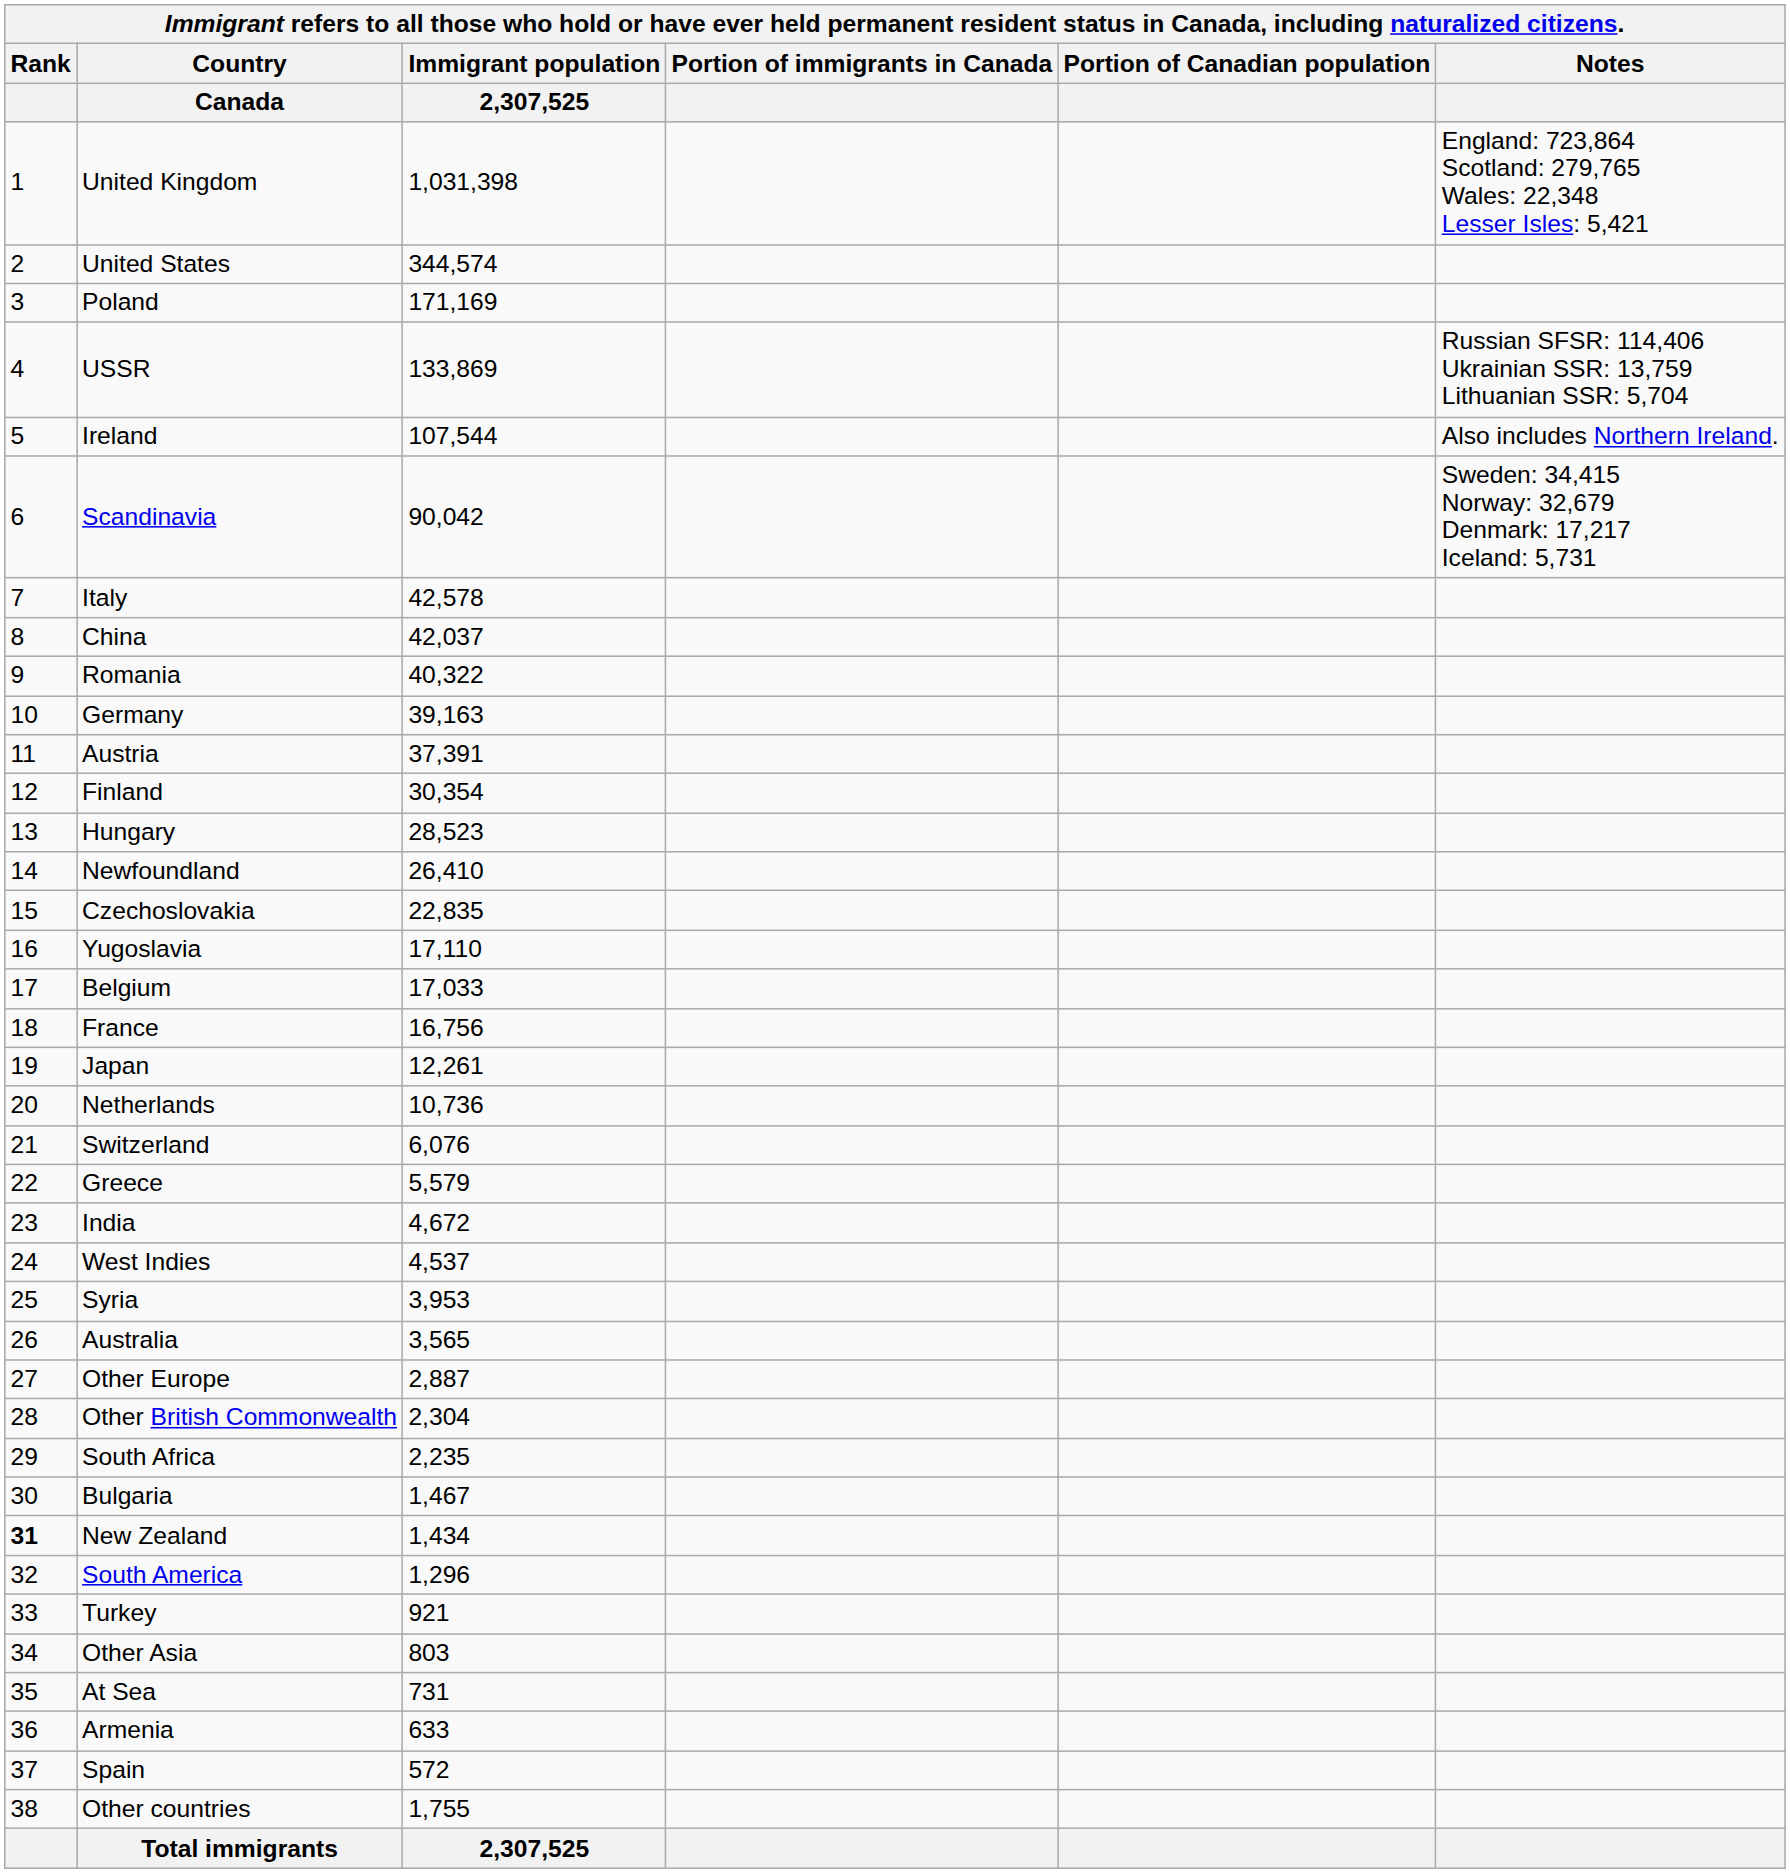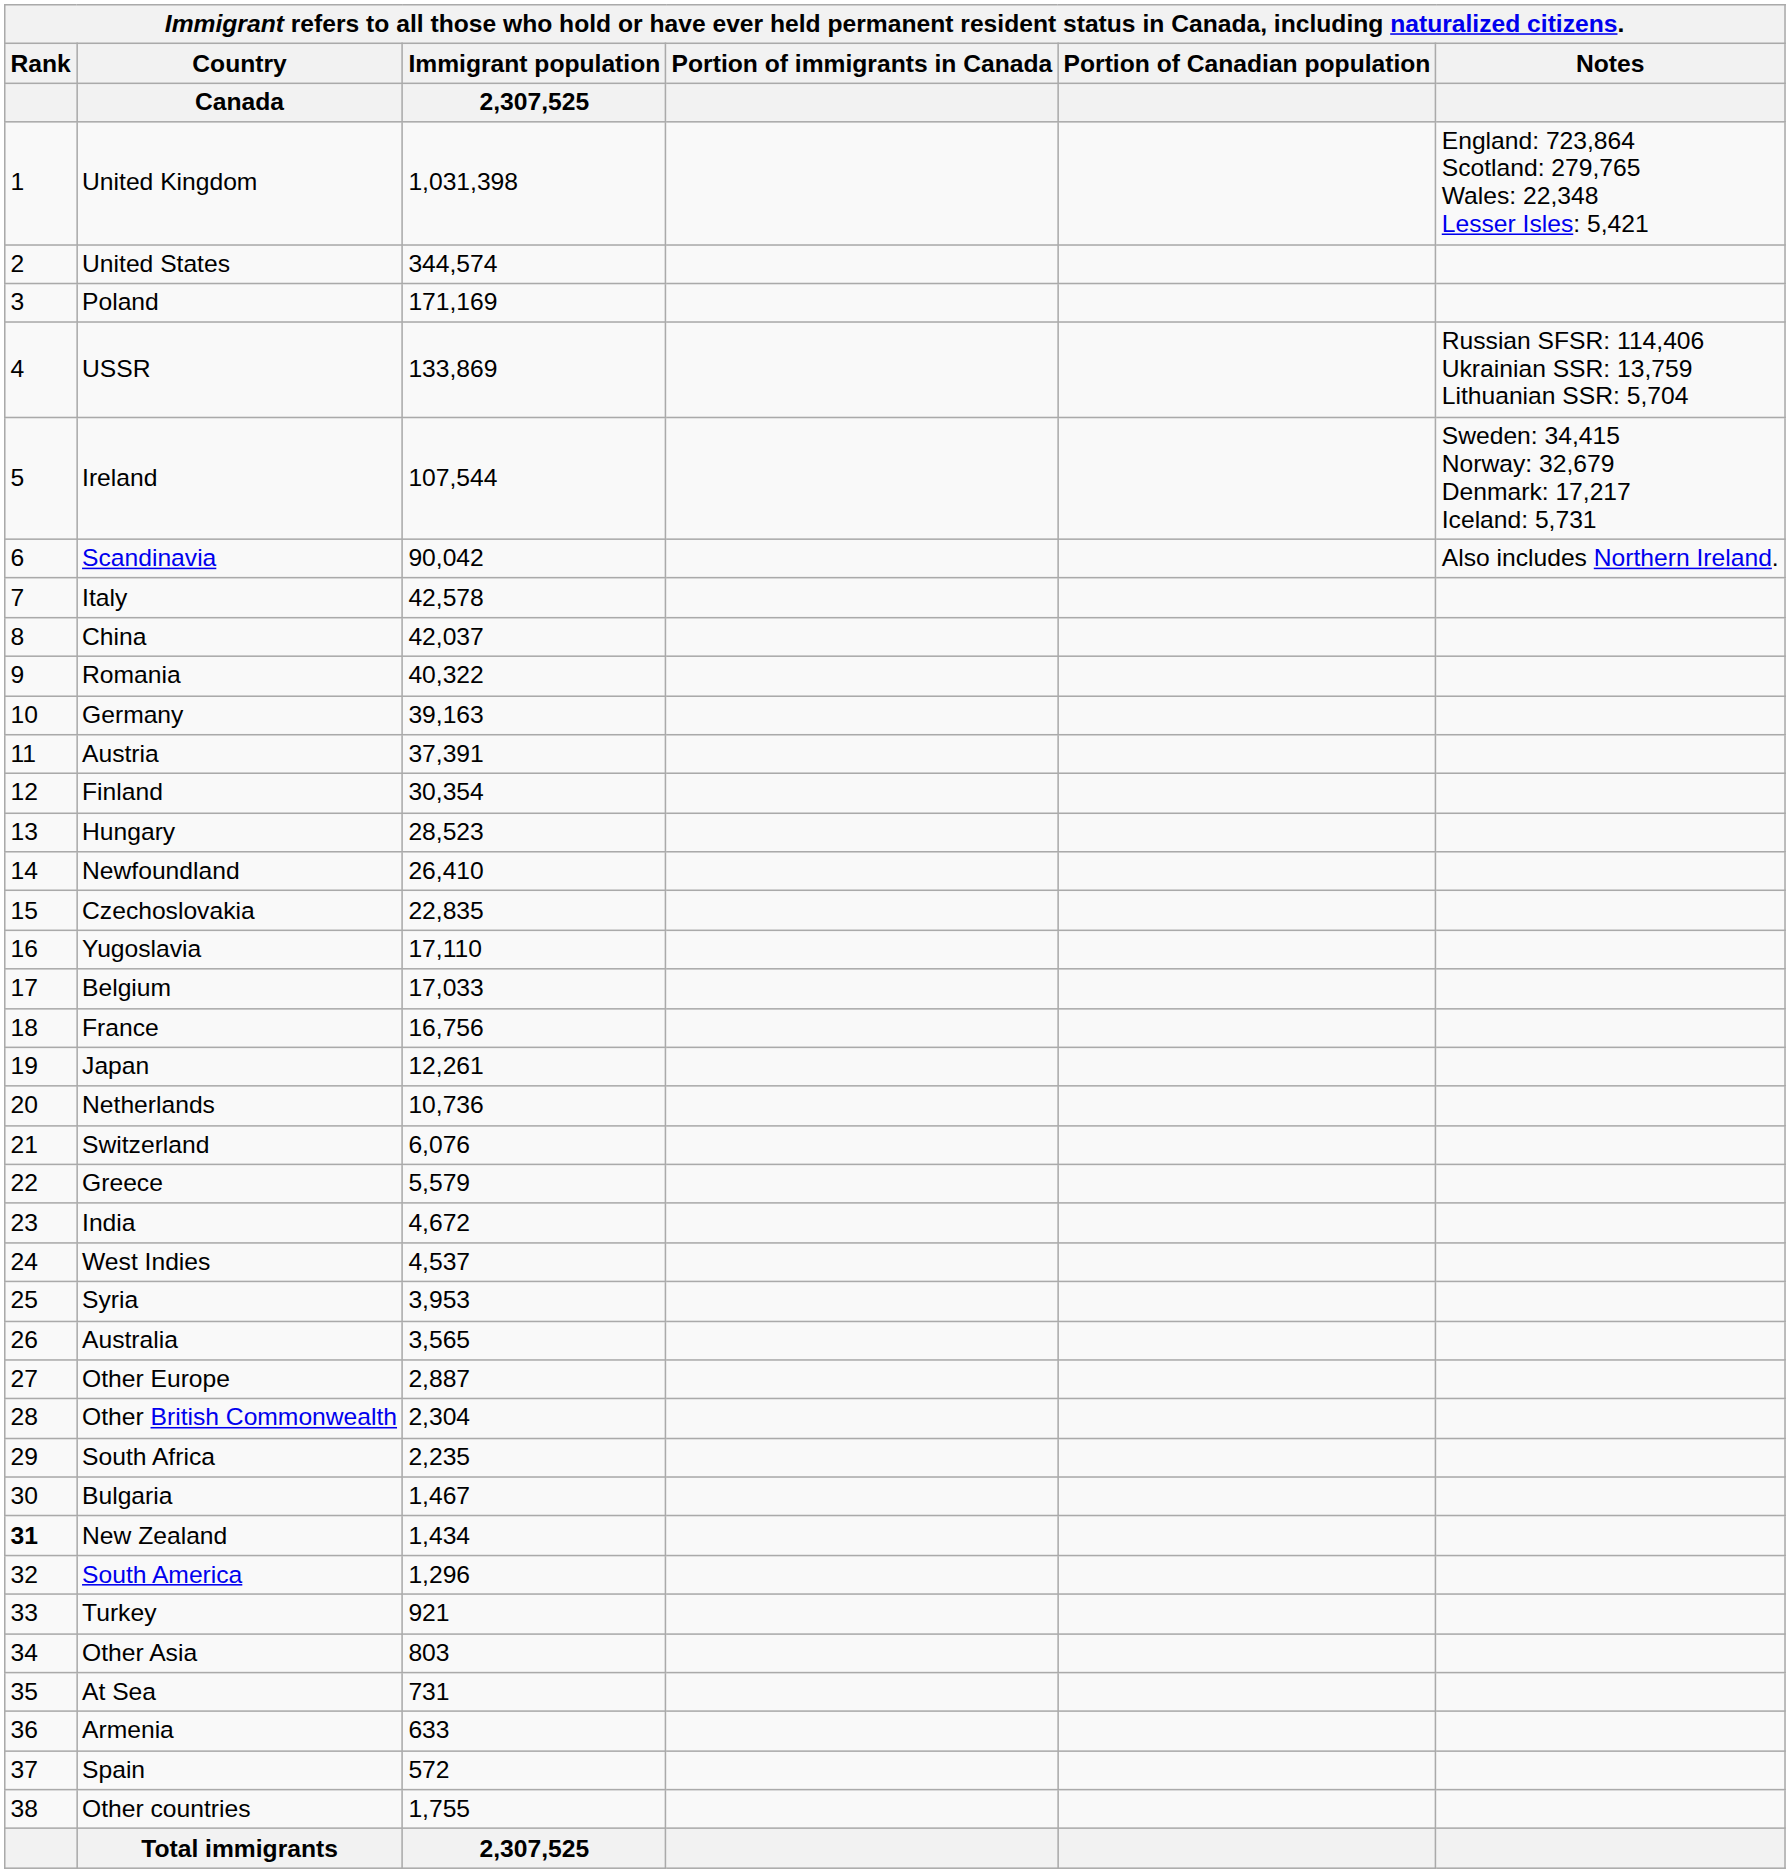(1610, 436) Also includes Northern Ireland. -> (1536, 477) Sweden: 34,415 Norway: 32,679 Denmark: 17,217 Iceland: 5,731
(1536, 516) Sweden: 34,415 Norway: 32,679 Denmark: 17,217 Iceland: 5,731 -> (1610, 558) Also includes Northern Ireland.
